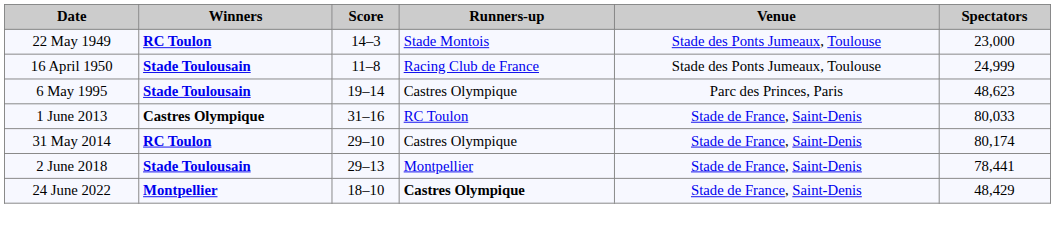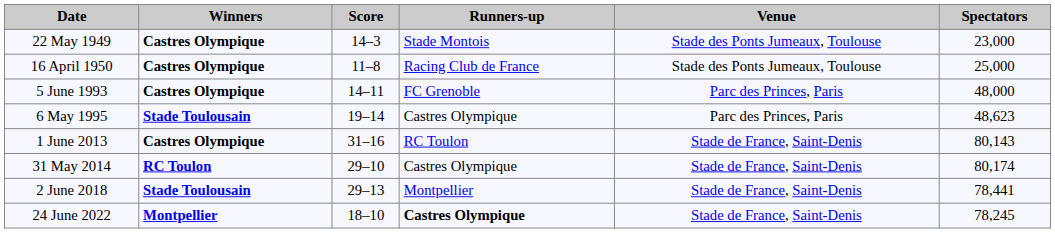(177, 41) RC Toulon -> (204, 41) Castres Olympique
(197, 66) Stade Toulousain -> (204, 66) Castres Olympique
(994, 66) 24,999 -> (994, 66) 25,000
+ row: (72, 91)
(994, 116) 80,033 -> (994, 141) 80,143
(994, 190) 48,429 -> (994, 215) 78,245
